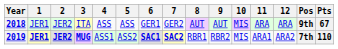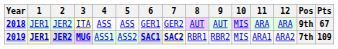(324, 37) 110 -> (324, 37) 109
